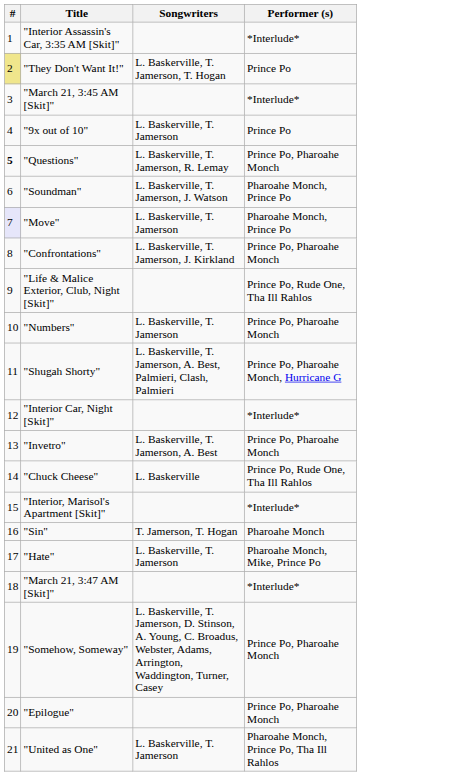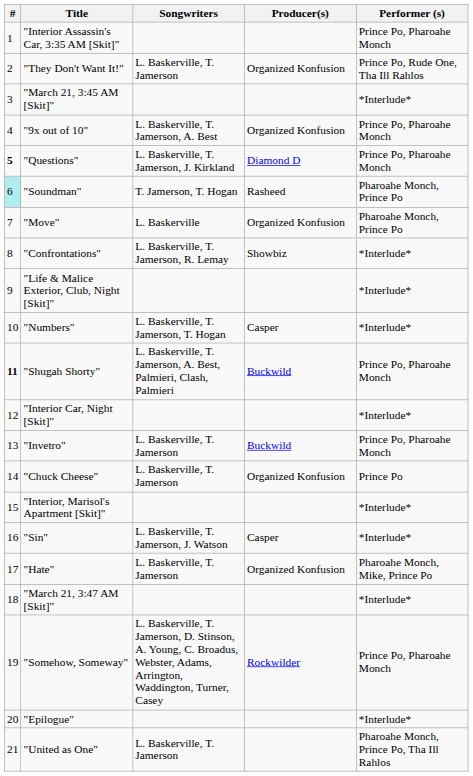+ column: (300, 13)
(273, 37) *Interlude* -> (405, 37) Prince Po, Pharoahe Monch
(10, 68) khaki background -> (10, 68) no background
(181, 68) L. Baskerville, T. Jamerson, T. Hogan -> (175, 68) L. Baskerville, T. Jamerson
(269, 68) Prince Po -> (408, 68) Prince Po, Rude One, Tha Ill Rahlos
(175, 130) L. Baskerville, T. Jamerson -> (176, 130) L. Baskerville, T. Jamerson, A. Best
(269, 130) Prince Po -> (405, 130) Prince Po, Pharoahe Monch
(182, 161) L. Baskerville, T. Jamerson, R. Lemay -> (185, 161) L. Baskerville, T. Jamerson, J. Kirkland
(10, 191) no background -> (10, 191) paleturquoise background
(181, 191) L. Baskerville, T. Jamerson, J. Watson -> (186, 191) T. Jamerson, T. Hogan
(10, 222) lavender background -> (10, 222) no background
(175, 222) L. Baskerville, T. Jamerson -> (167, 222) L. Baskerville
(185, 253) L. Baskerville, T. Jamerson, J. Kirkland -> (182, 253) L. Baskerville, T. Jamerson, R. Lemay
(293, 253) Prince Po, Pharoahe Monch -> (385, 253) *Interlude*
(296, 290) Prince Po, Rude One, Tha Ill Rahlos -> (385, 290) *Interlude*
(175, 327) L. Baskerville, T. Jamerson -> (181, 327) L. Baskerville, T. Jamerson, T. Hogan
(293, 327) Prince Po, Pharoahe Monch -> (385, 327) *Interlude*
(12, 371) normal -> (12, 371) bold
(294, 371) Prince Po, Pharoahe Monch, Hurricane G -> (405, 371) Prince Po, Pharoahe Monch
(176, 445) L. Baskerville, T. Jamerson, A. Best -> (175, 445) L. Baskerville, T. Jamerson
(167, 476) L. Baskerville -> (175, 476) L. Baskerville, T. Jamerson
(296, 476) Prince Po, Rude One, Tha Ill Rahlos -> (381, 476) Prince Po
(186, 531) T. Jamerson, T. Hogan -> (181, 538) L. Baskerville, T. Jamerson, J. Watson
(286, 531) Pharoahe Monch -> (385, 538) *Interlude*
(293, 712) Prince Po, Pharoahe Monch -> (385, 718) *Interlude*
